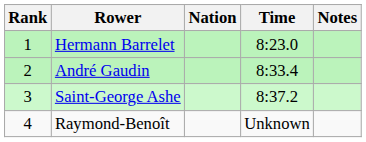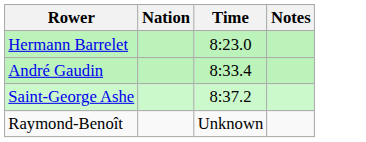- column: (28, 17)
